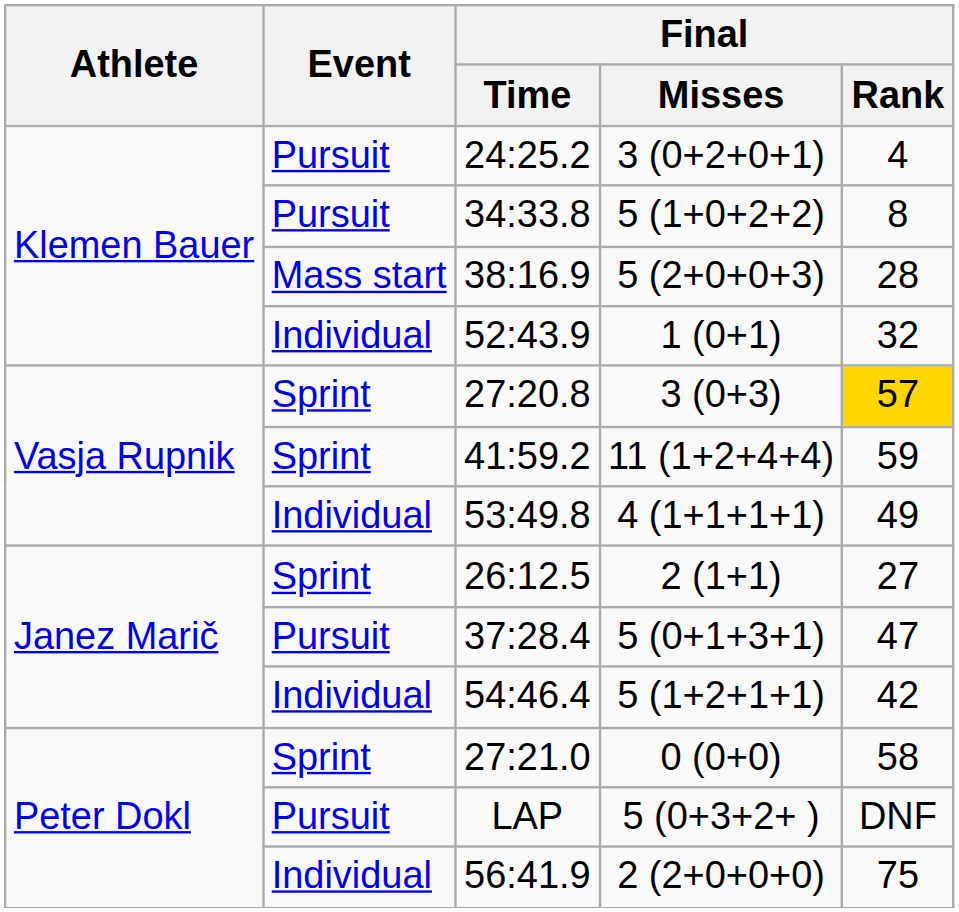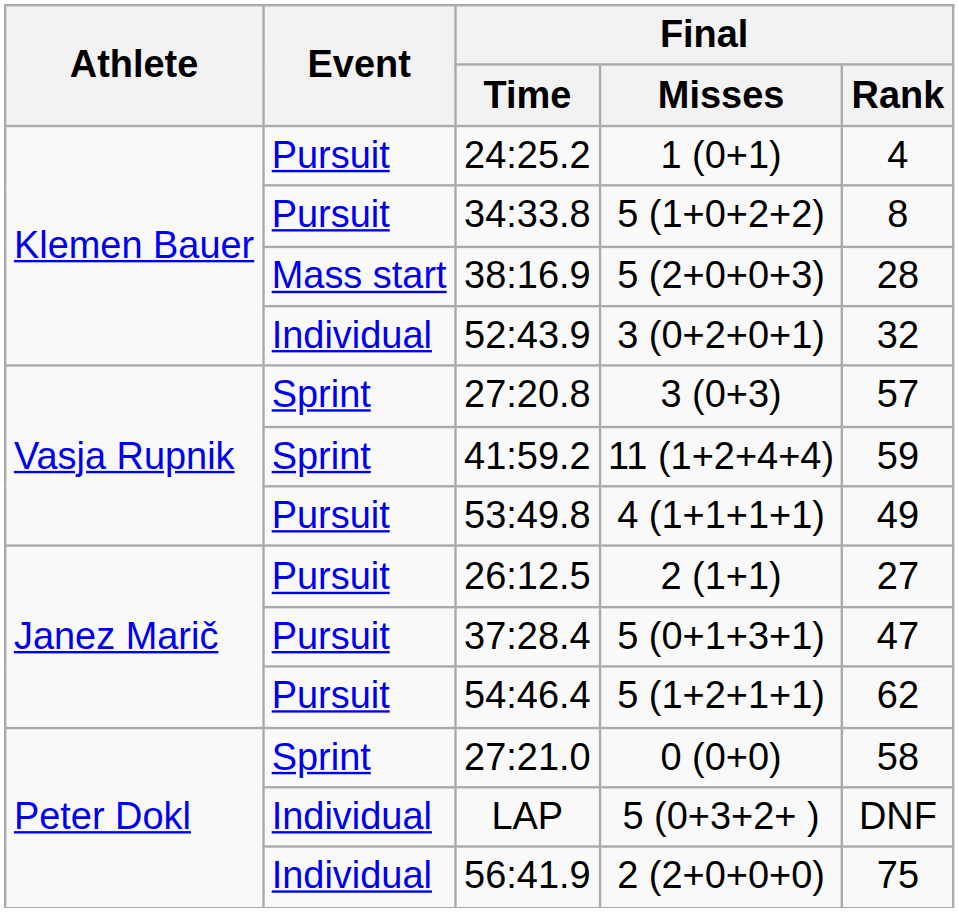(721, 154) 3 (0+2+0+1) -> (721, 154) 1 (0+1)
(721, 335) 1 (0+1) -> (721, 335) 3 (0+2+0+1)
(898, 395) gold background -> (898, 395) no background
(352, 515) Individual -> (331, 515) Pursuit
(321, 575) Sprint -> (331, 575) Pursuit
(352, 696) Individual -> (331, 696) Pursuit
(898, 696) 42 -> (898, 696) 62
(331, 816) Pursuit -> (352, 816) Individual
